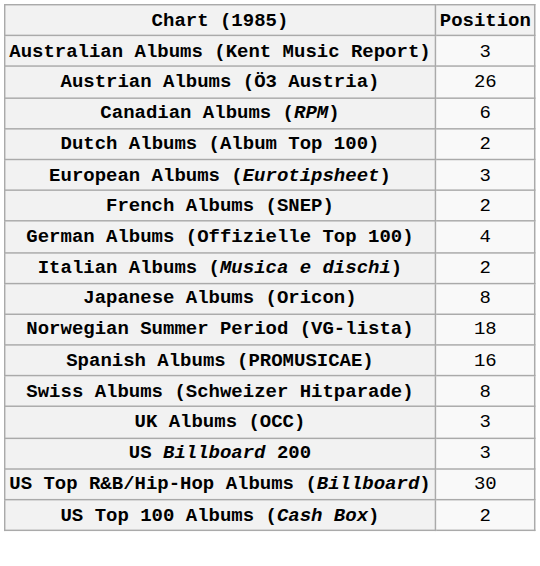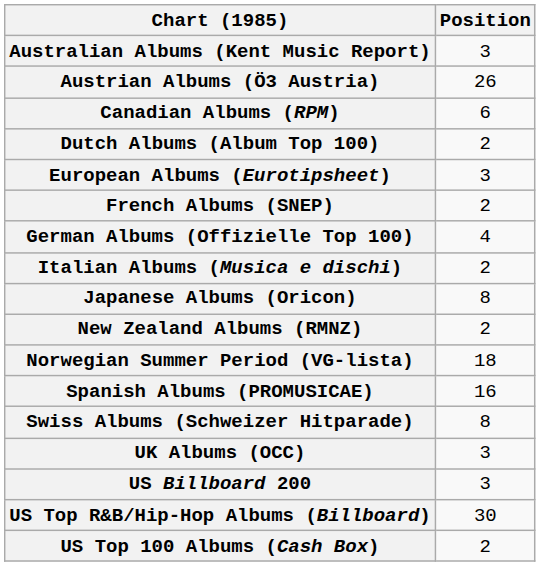+ row: (220, 330)
